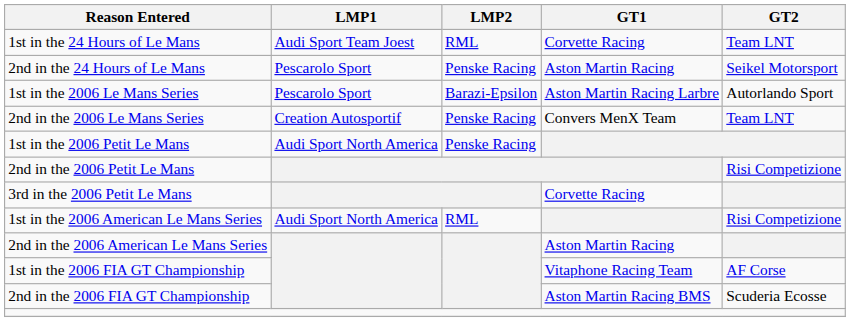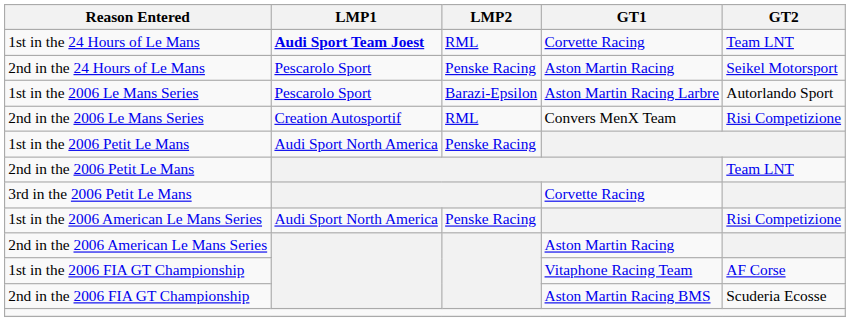(344, 42) normal -> (349, 42) bold
(491, 118) Penske Racing -> (462, 118) RML
(760, 118) Team LNT -> (784, 118) Risi Competizione
(784, 168) Risi Competizione -> (760, 168) Team LNT
(462, 219) RML -> (491, 219) Penske Racing
